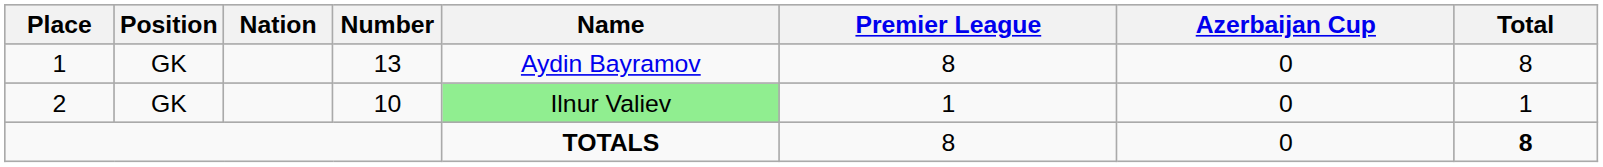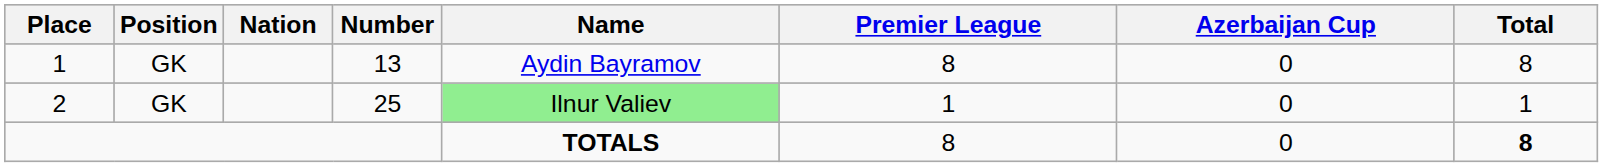(387, 103) 10 -> (387, 103) 25
